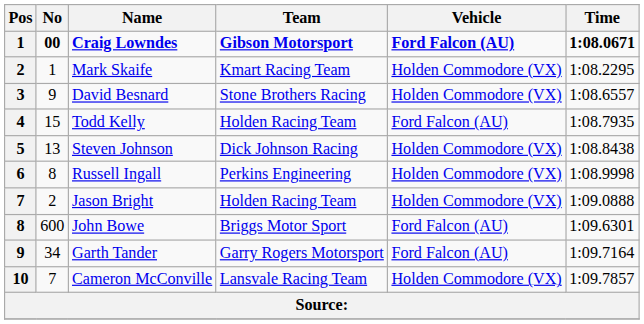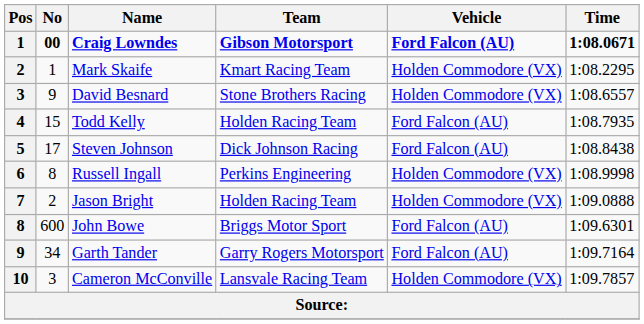(52, 148) 13 -> (52, 148) 17
(477, 148) Holden Commodore (VX) -> (450, 148) Ford Falcon (AU)
(52, 279) 7 -> (52, 279) 3
